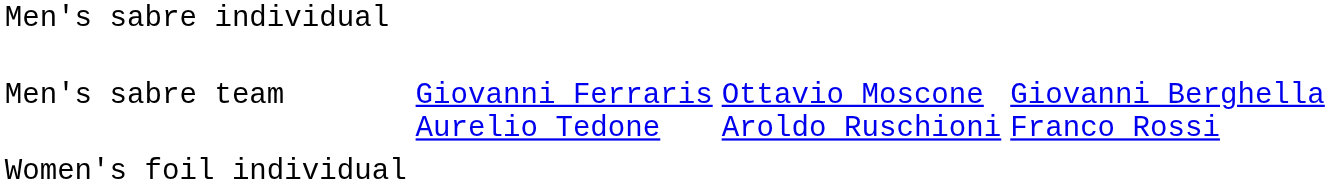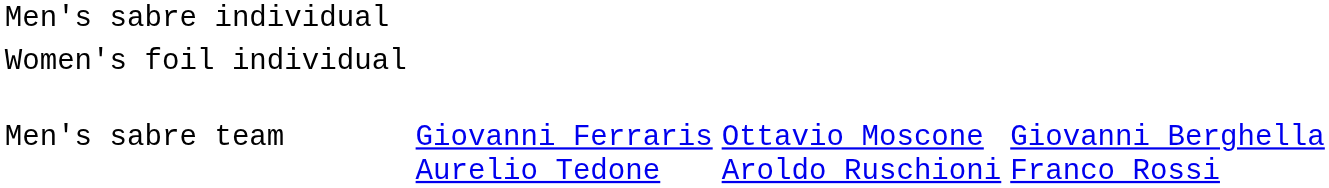rows swapped: (145, 95) <-> (206, 171)
